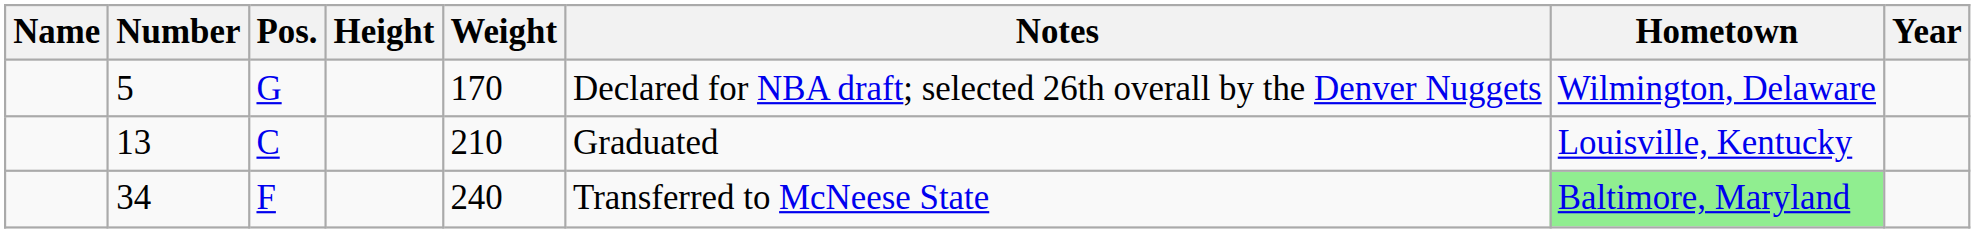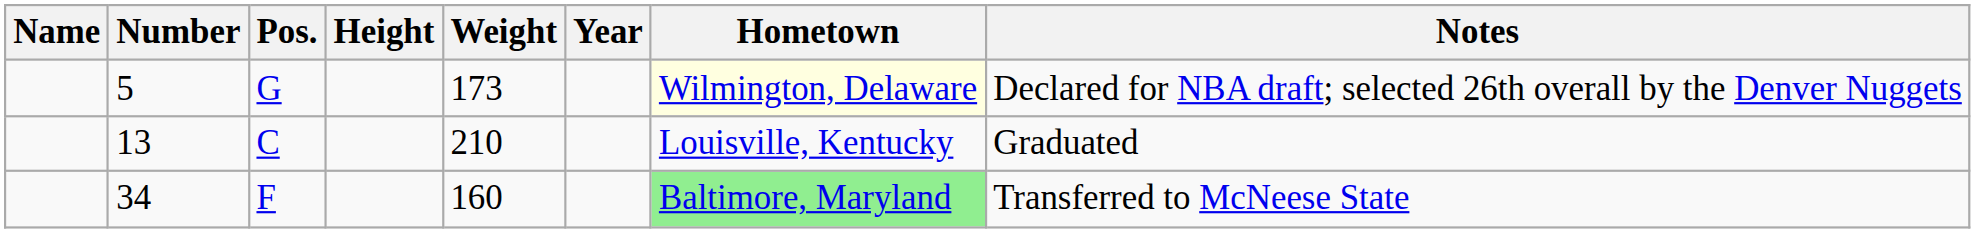columns swapped: (1927, 32) <-> (1057, 32)
(477, 87) 170 -> (477, 87) 173
(1717, 87) no background -> (818, 87) lightyellow background
(477, 198) 240 -> (477, 198) 160
